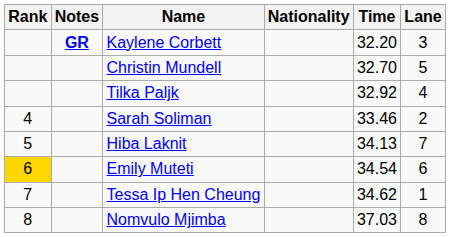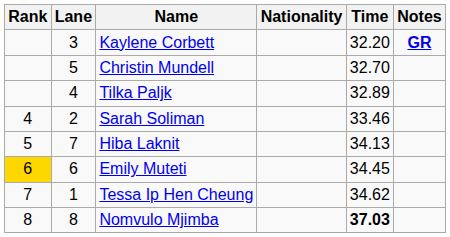columns swapped: (423, 17) <-> (77, 17)
(377, 93) 32.92 -> (370, 93) 32.89
(377, 169) 34.54 -> (370, 169) 34.45
(377, 220) normal -> (370, 220) bold
